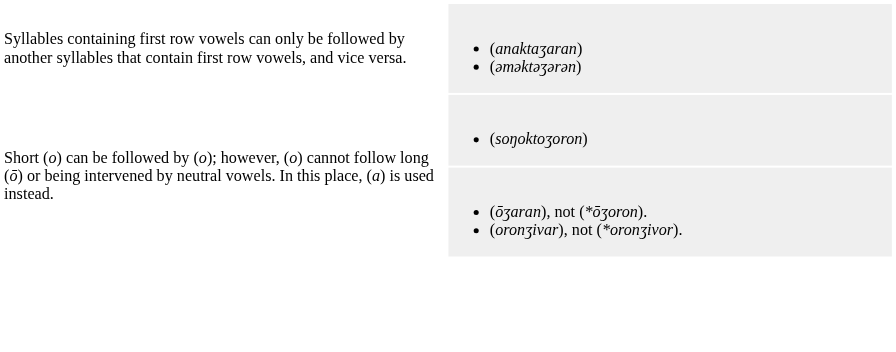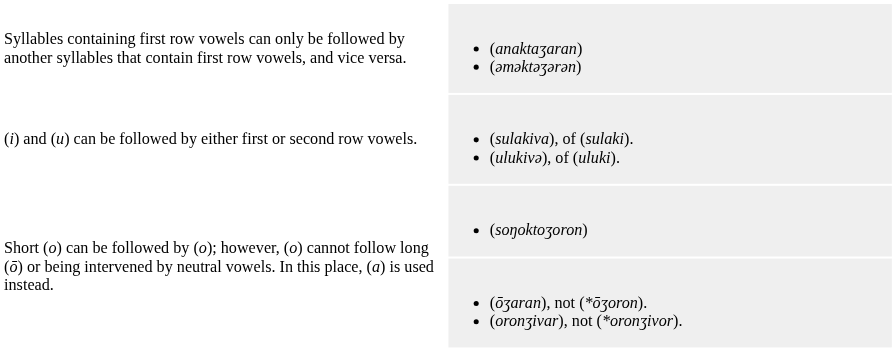+ row: (670, 148)
